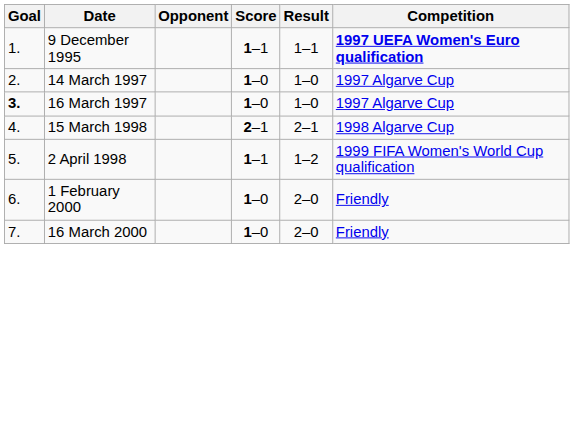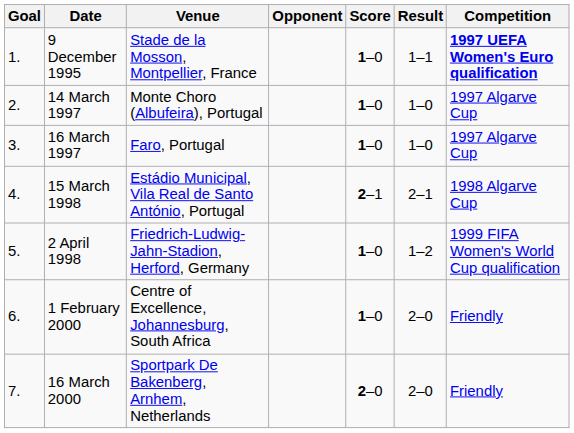+ column: (198, 16)
(256, 48) 1–1 -> (370, 56) 1–0
(14, 103) bold -> (14, 145) normal
(256, 159) 1–1 -> (370, 251) 1–0
(256, 231) 1–0 -> (370, 390) 2–0
